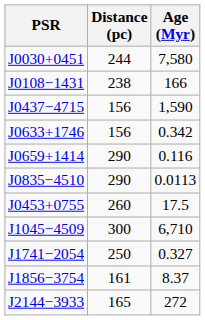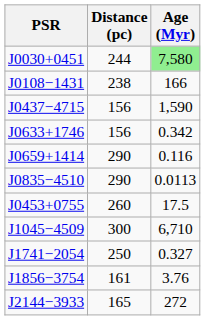(175, 58) no background -> (175, 58) lightgreen background
(175, 277) 8.37 -> (175, 277) 3.76
